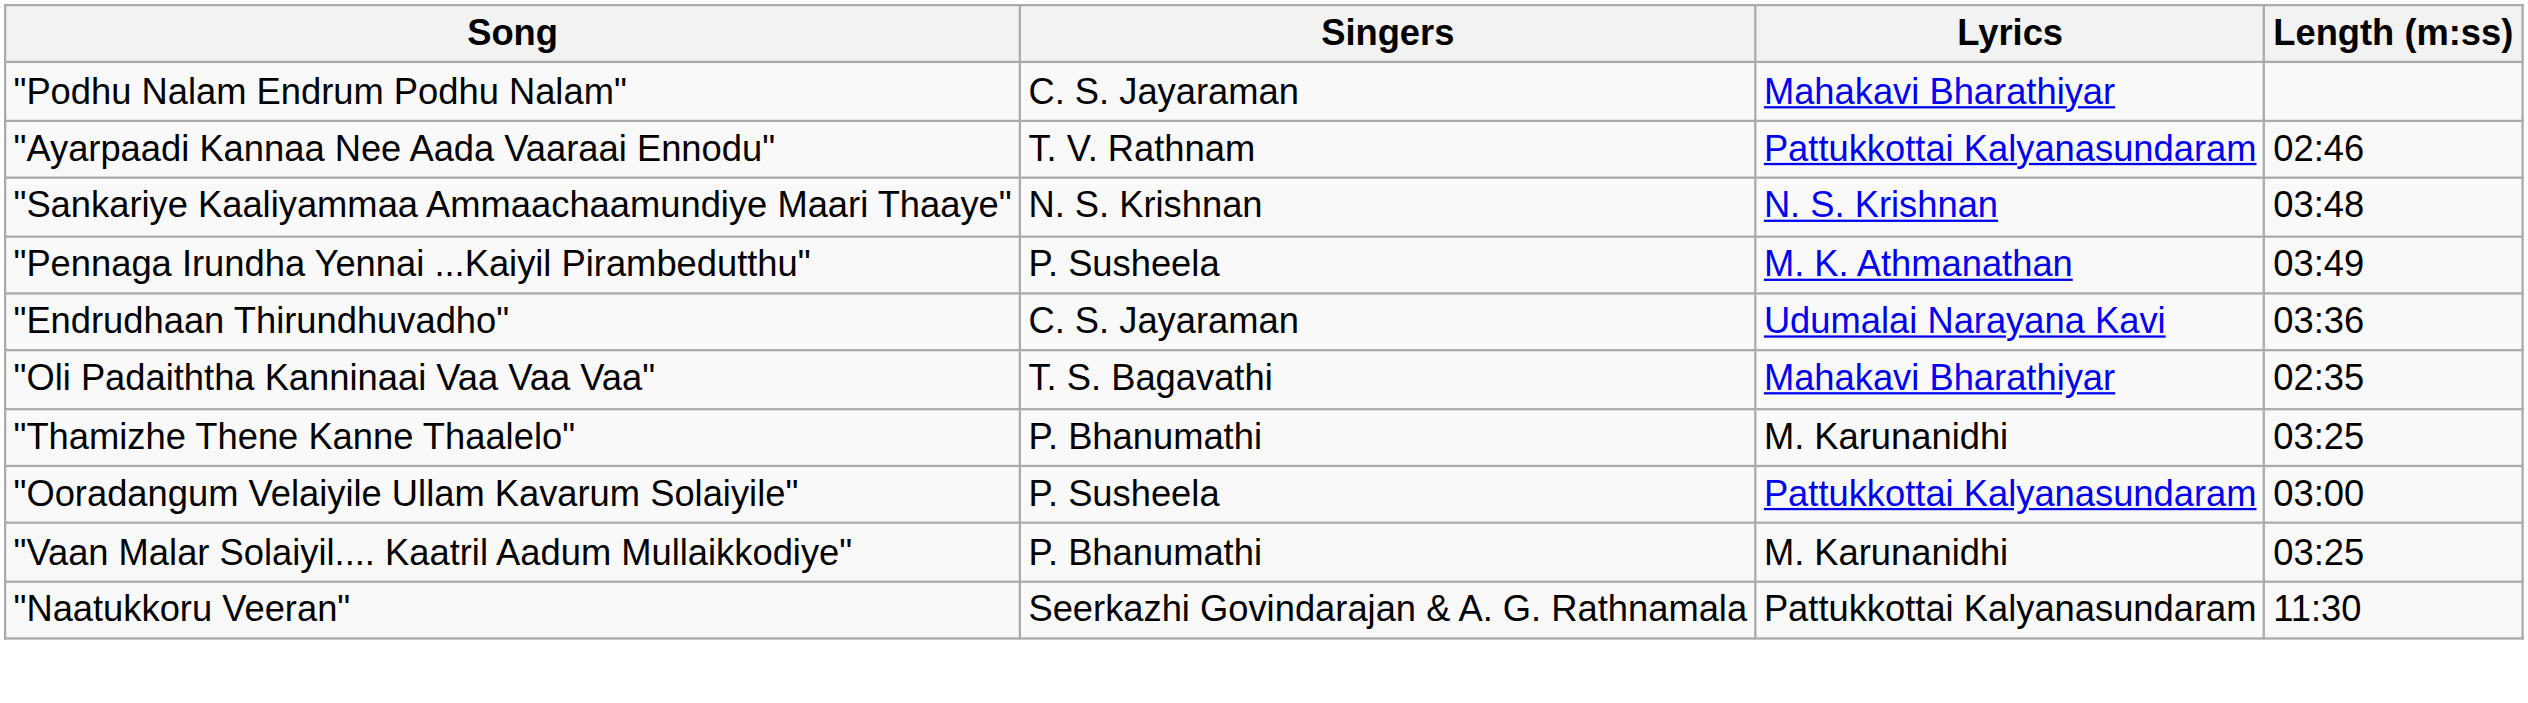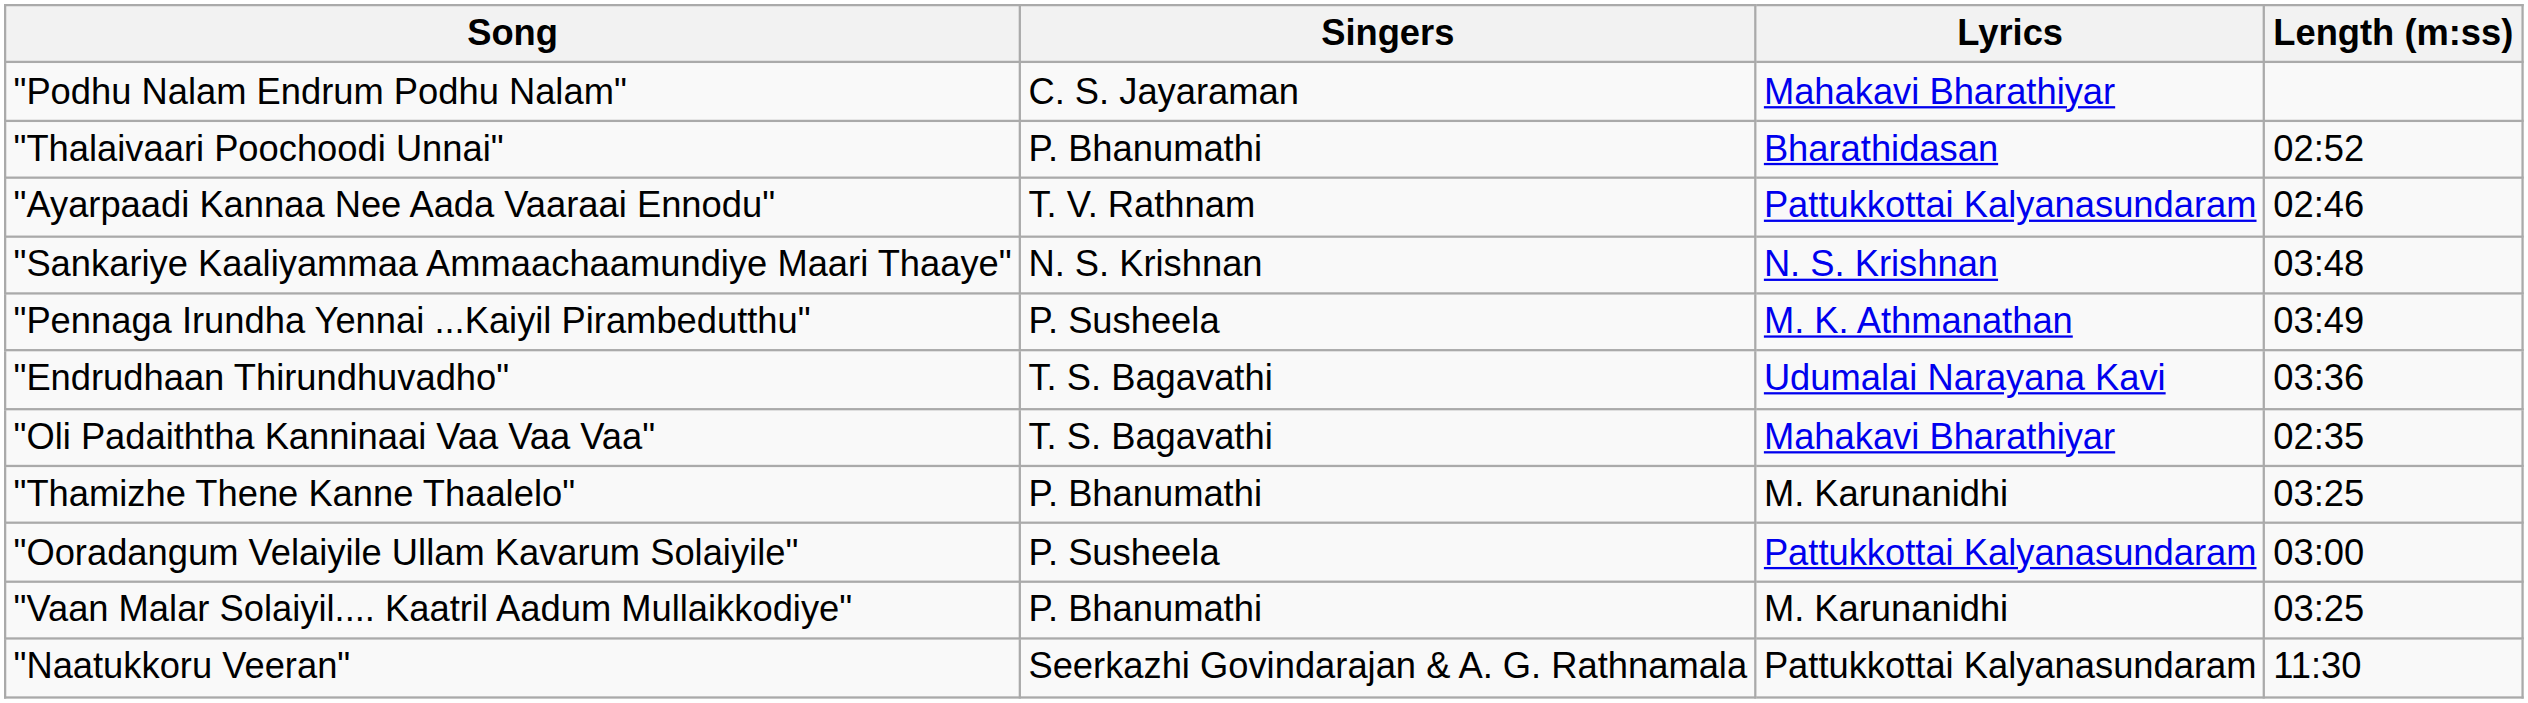+ row: (259, 148)
(1164, 321) C. S. Jayaraman -> (1151, 378) T. S. Bagavathi
